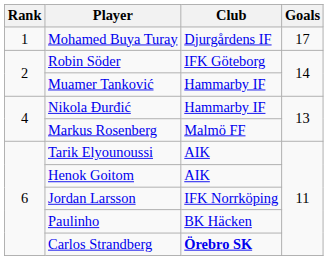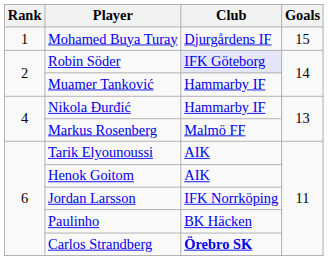(303, 38) 17 -> (303, 38) 15
(225, 61) no background -> (225, 61) lavender background
